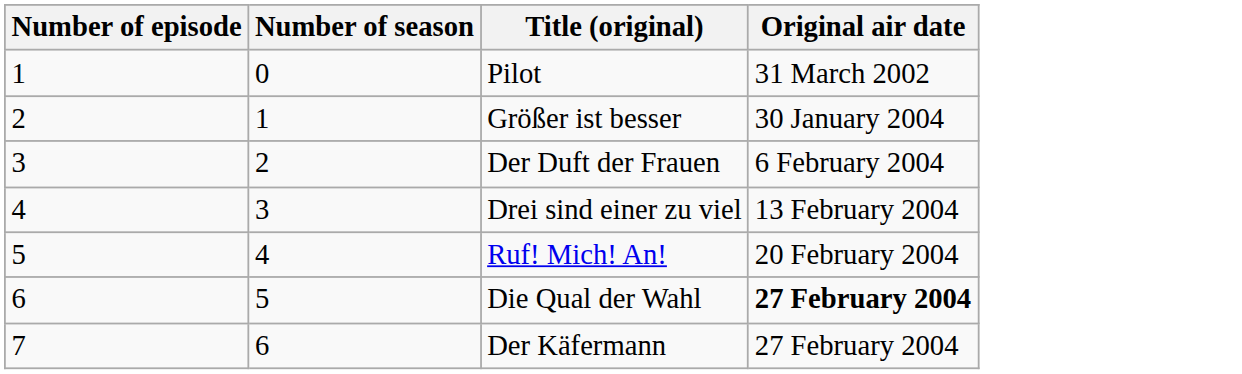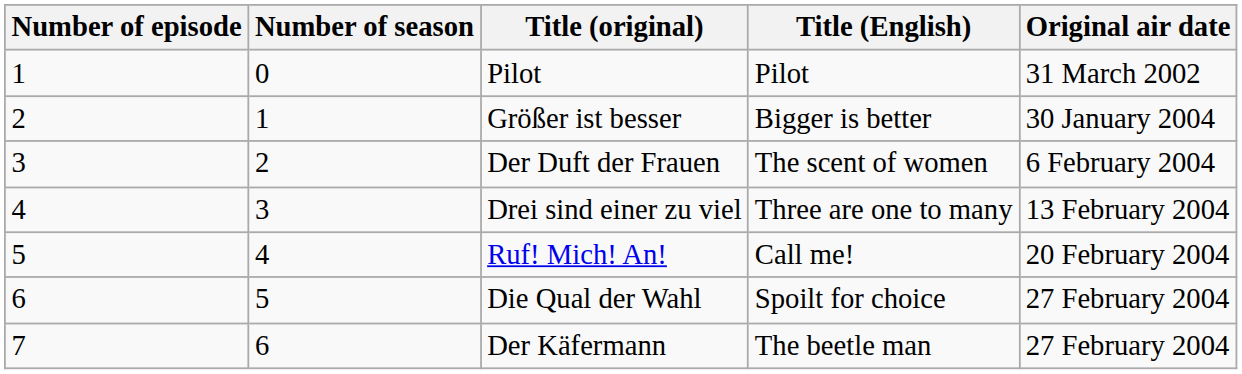+ column: (884, 27)
(863, 299) bold -> (1127, 299) normal
